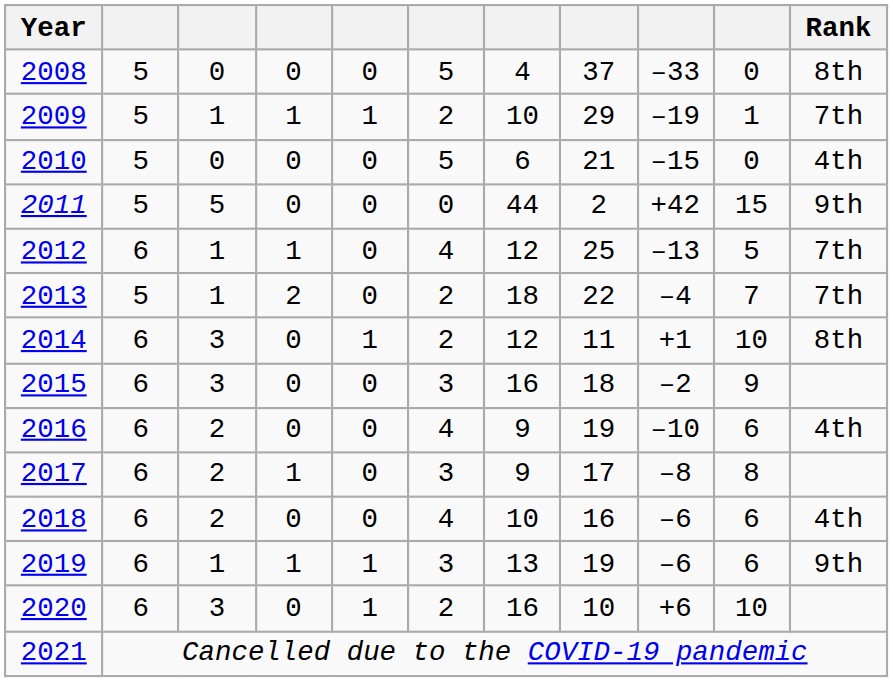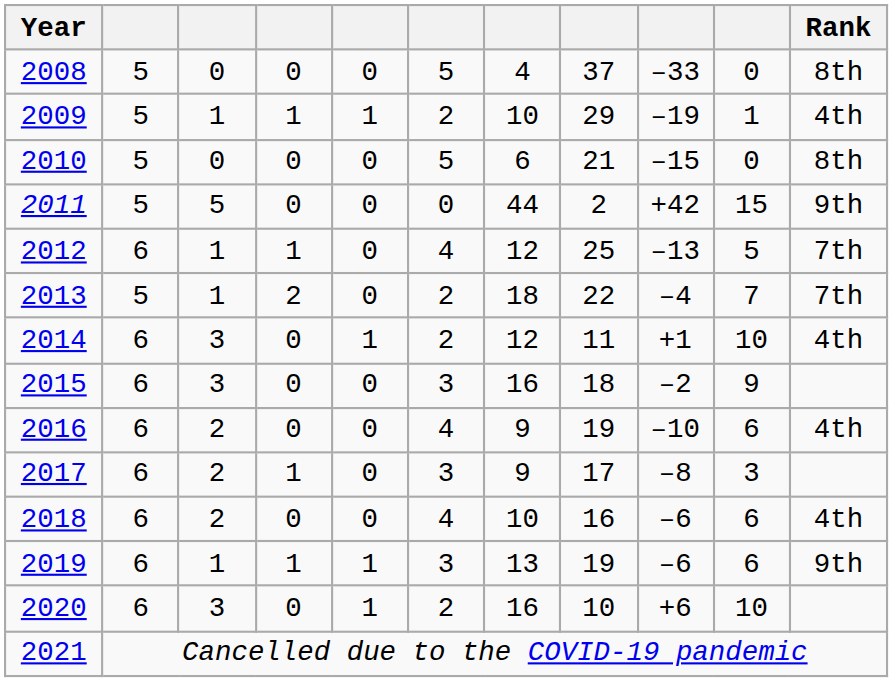(838, 117) 7th -> (838, 117) 4th
(838, 162) 4th -> (838, 162) 8th
(838, 340) 8th -> (838, 340) 4th
(752, 474) 8 -> (752, 474) 3
